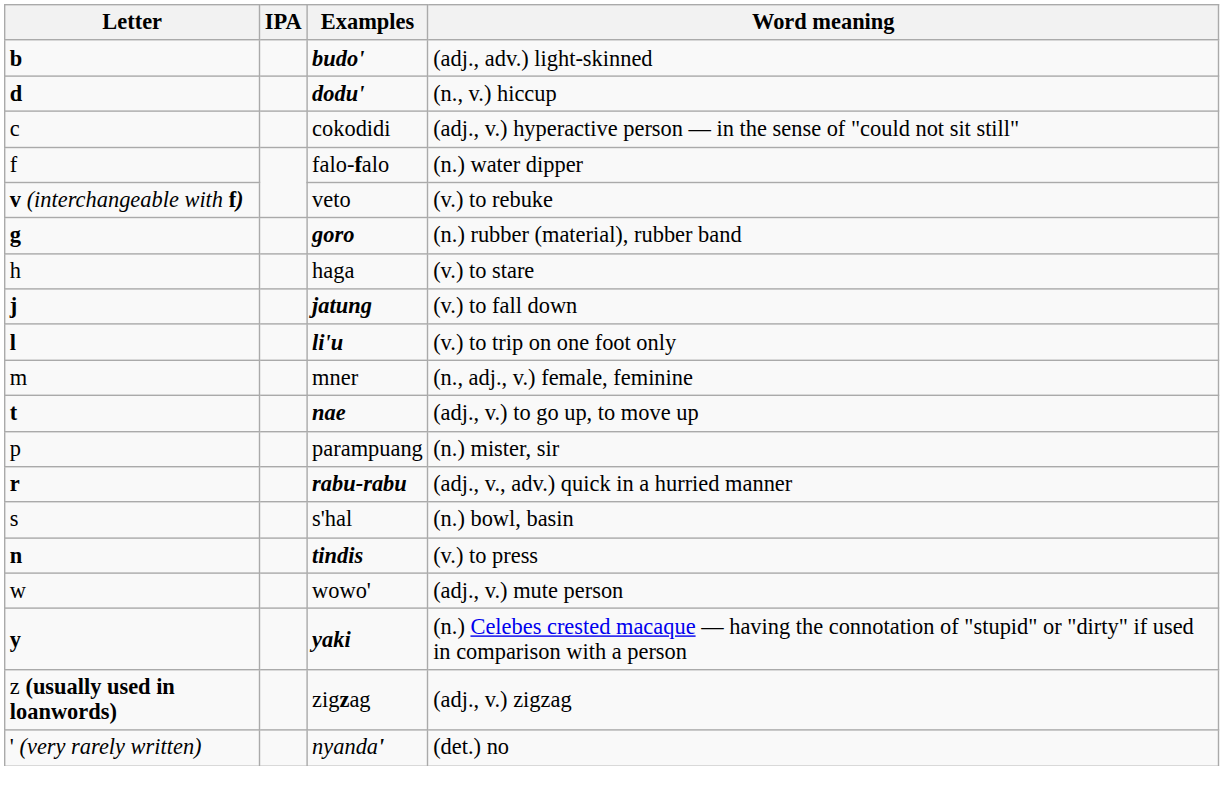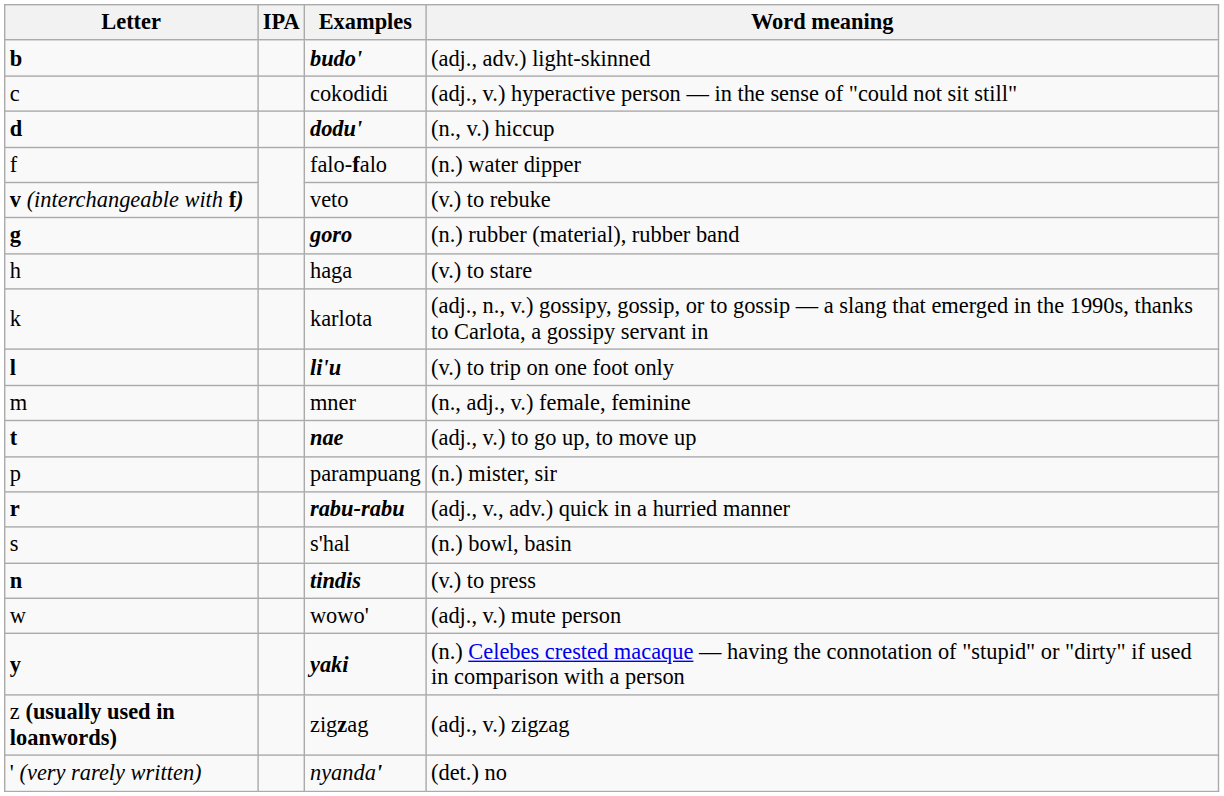rows swapped: (351, 128) <-> (338, 93)
- row: (342, 306)
+ row: (341, 319)
